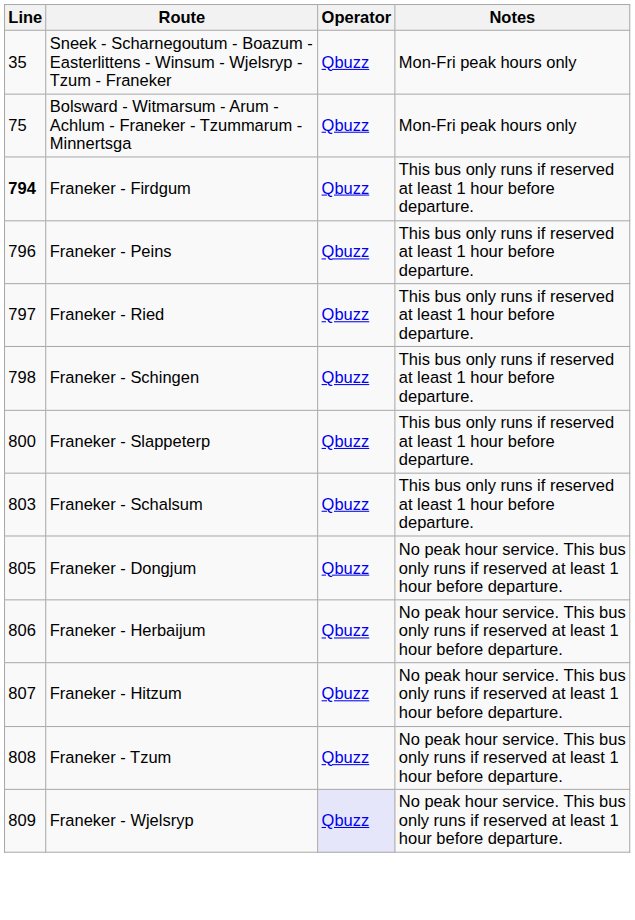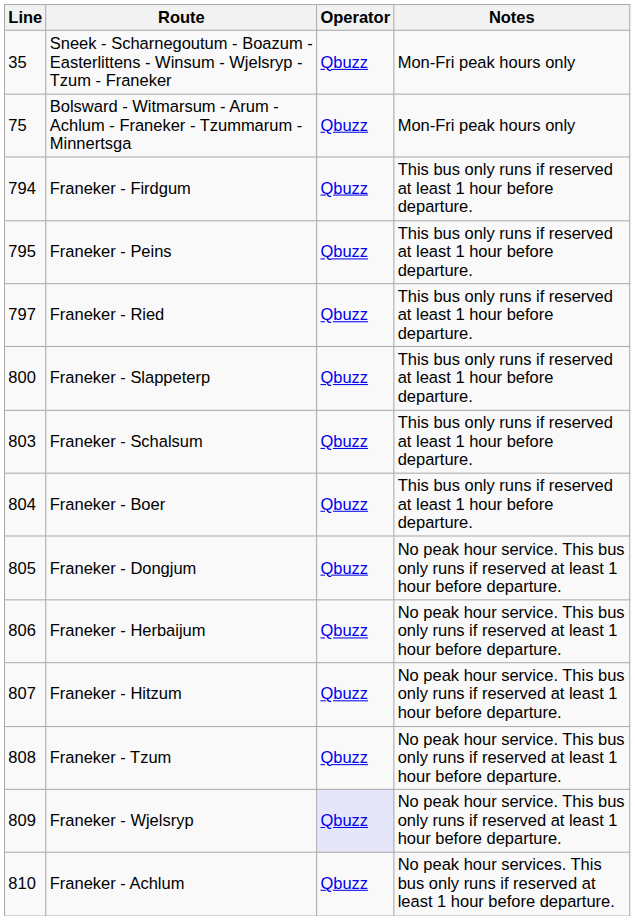(22, 188) bold -> (22, 188) normal
(22, 251) 796 -> (22, 251) 795
- row: (124, 378)
+ row: (107, 504)
+ row: (117, 884)
